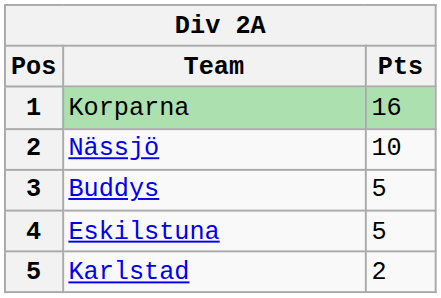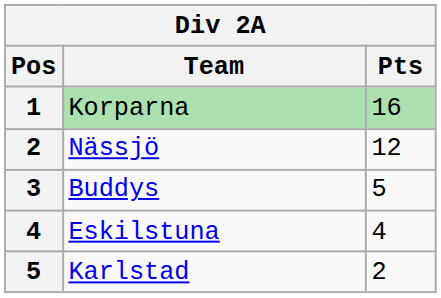(387, 149) 10 -> (387, 149) 12
(379, 231) 5 -> (379, 231) 4
